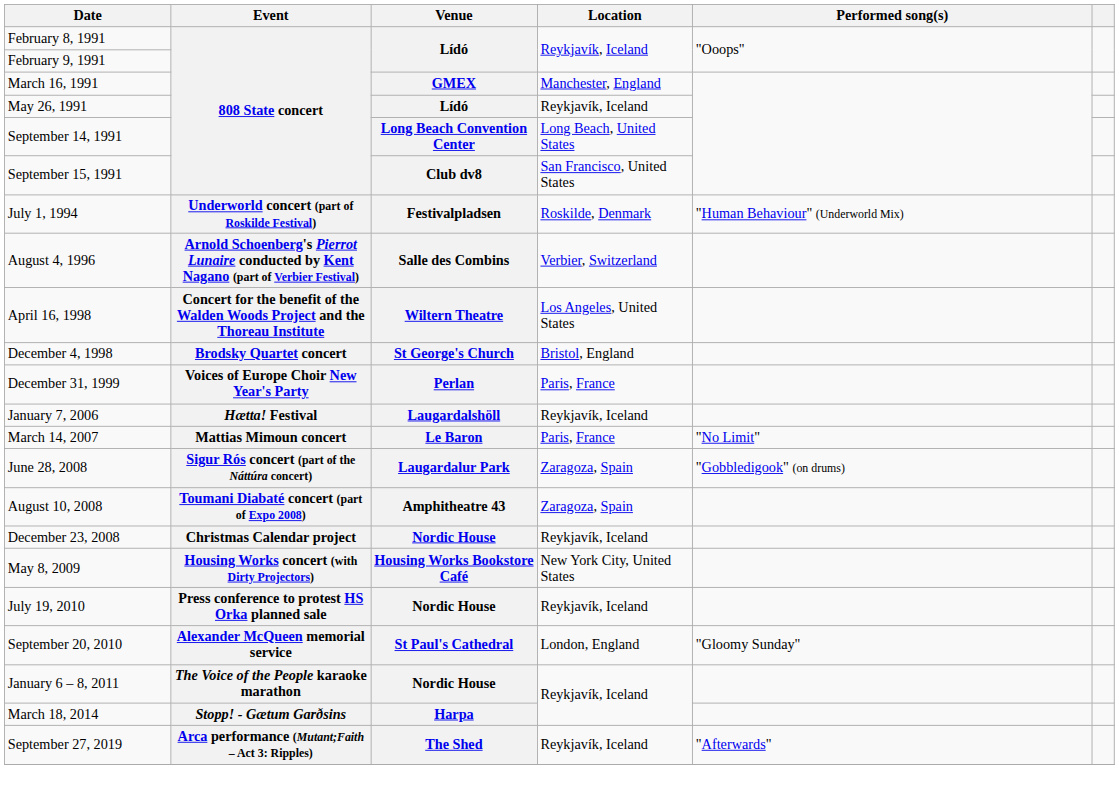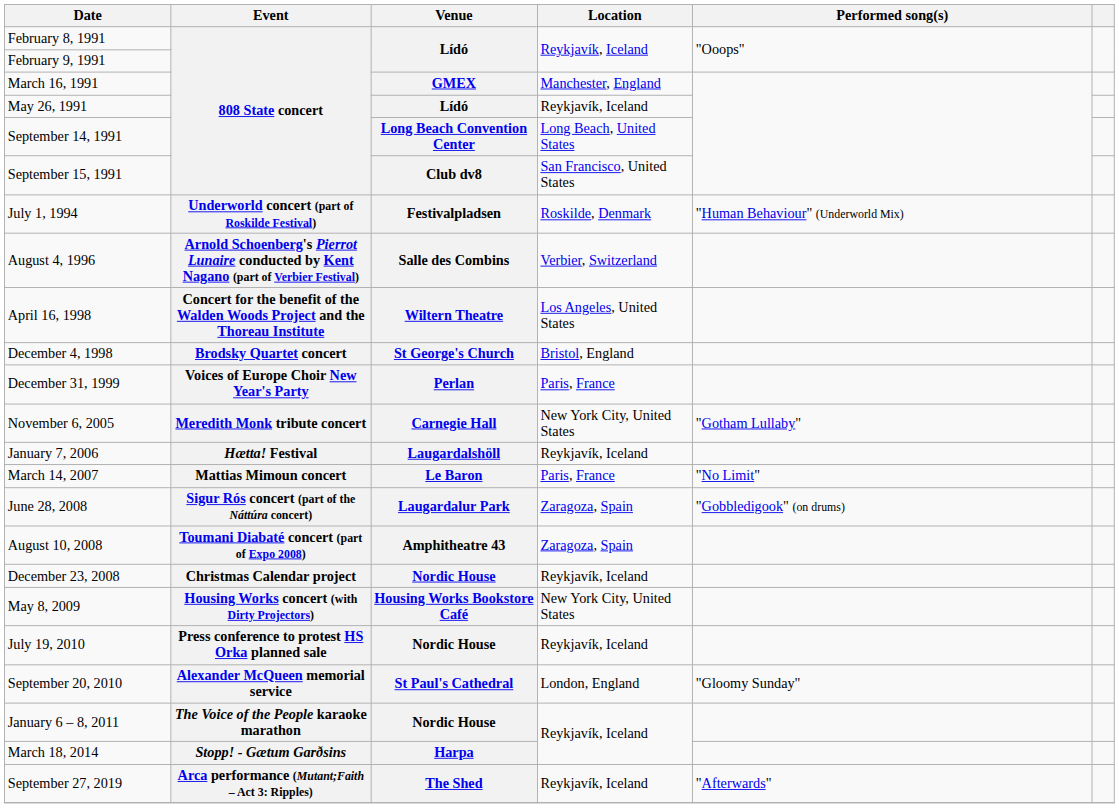+ row: (61, 422)
